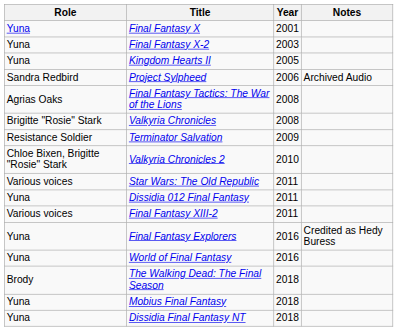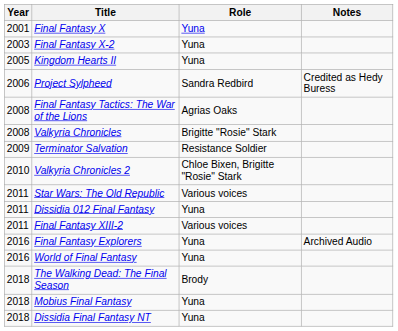columns swapped: (287, 12) <-> (65, 12)
(338, 77) Archived Audio -> (343, 83) Credited as Hedy Buress
(343, 236) Credited as Hedy Buress -> (338, 242) Archived Audio
